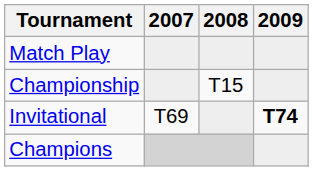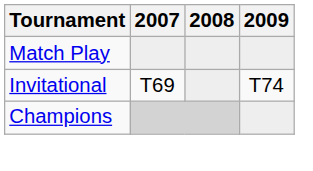- row: (74, 85)
(280, 117) bold -> (266, 85) normal
